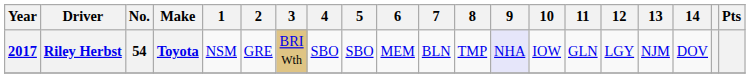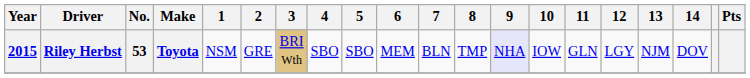(22, 50) 2017 -> (22, 50) 2015
(139, 50) 54 -> (139, 50) 53
